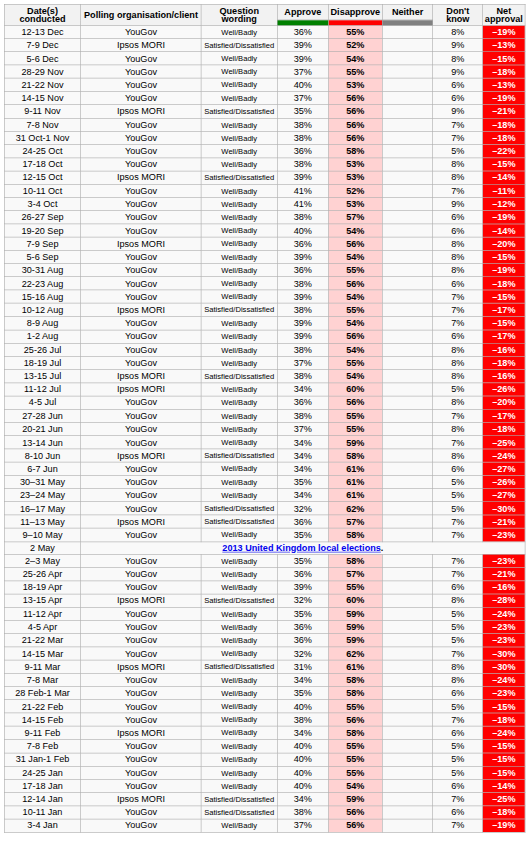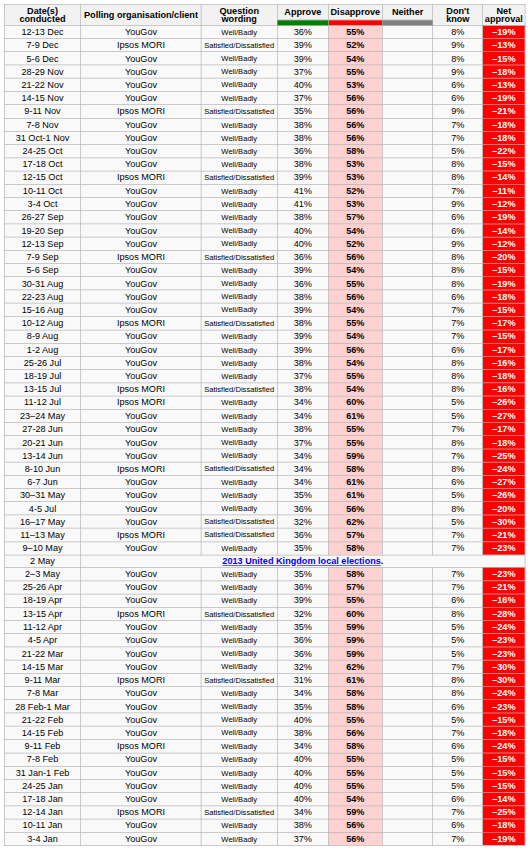+ row: (43, 244)
(239, 244) Well/Badly -> (239, 257) Satisfied/Dissatisfied
rows swapped: (43, 402) <-> (43, 495)
(239, 813) Satisfied/Dissatisfied -> (239, 826) Well/Badly
